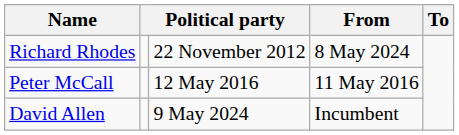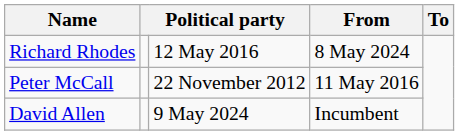(230, 51) 22 November 2012 -> (206, 51) 12 May 2016
(206, 82) 12 May 2016 -> (230, 82) 22 November 2012
